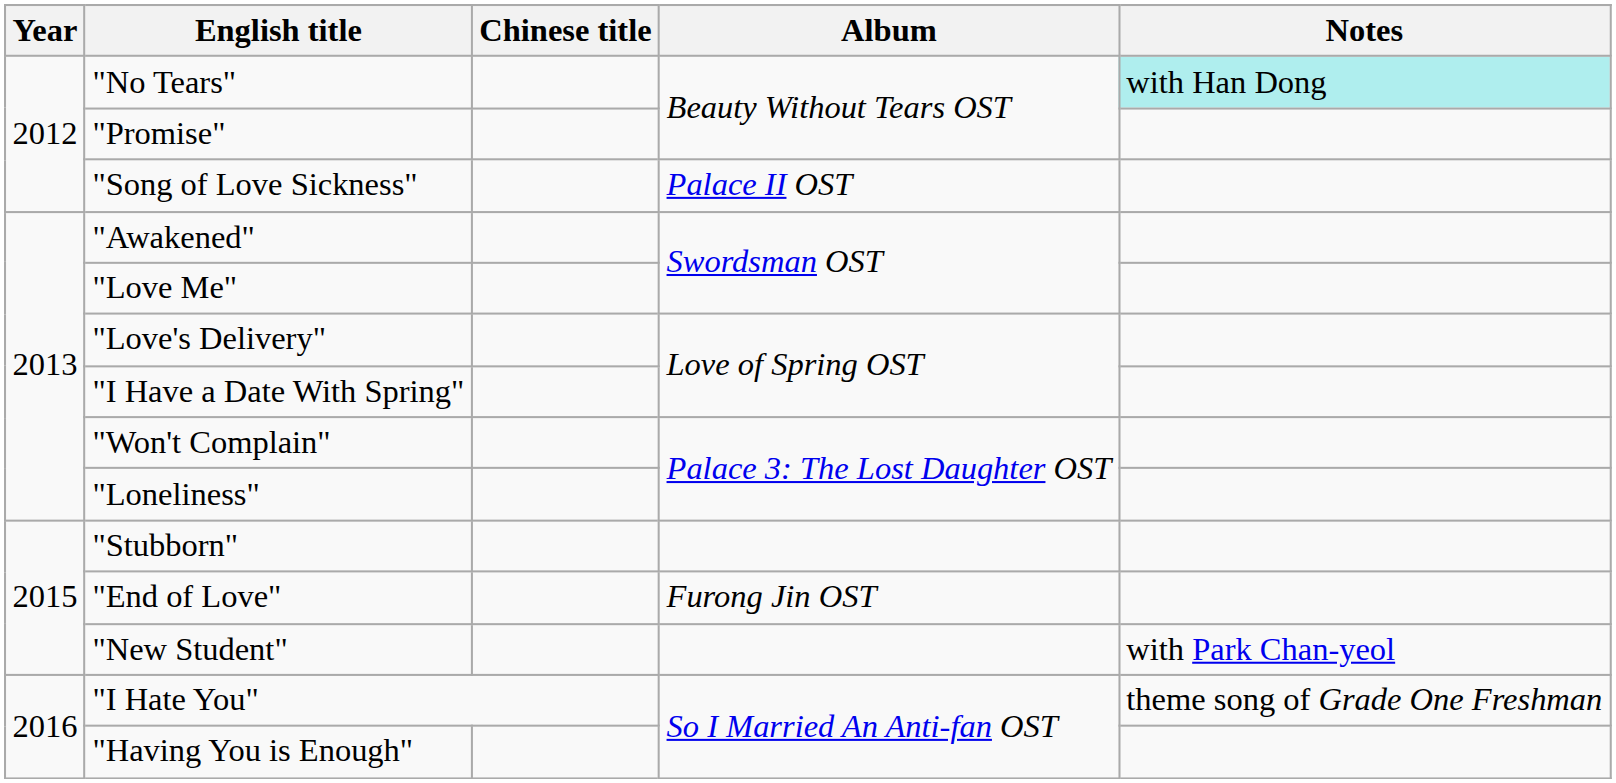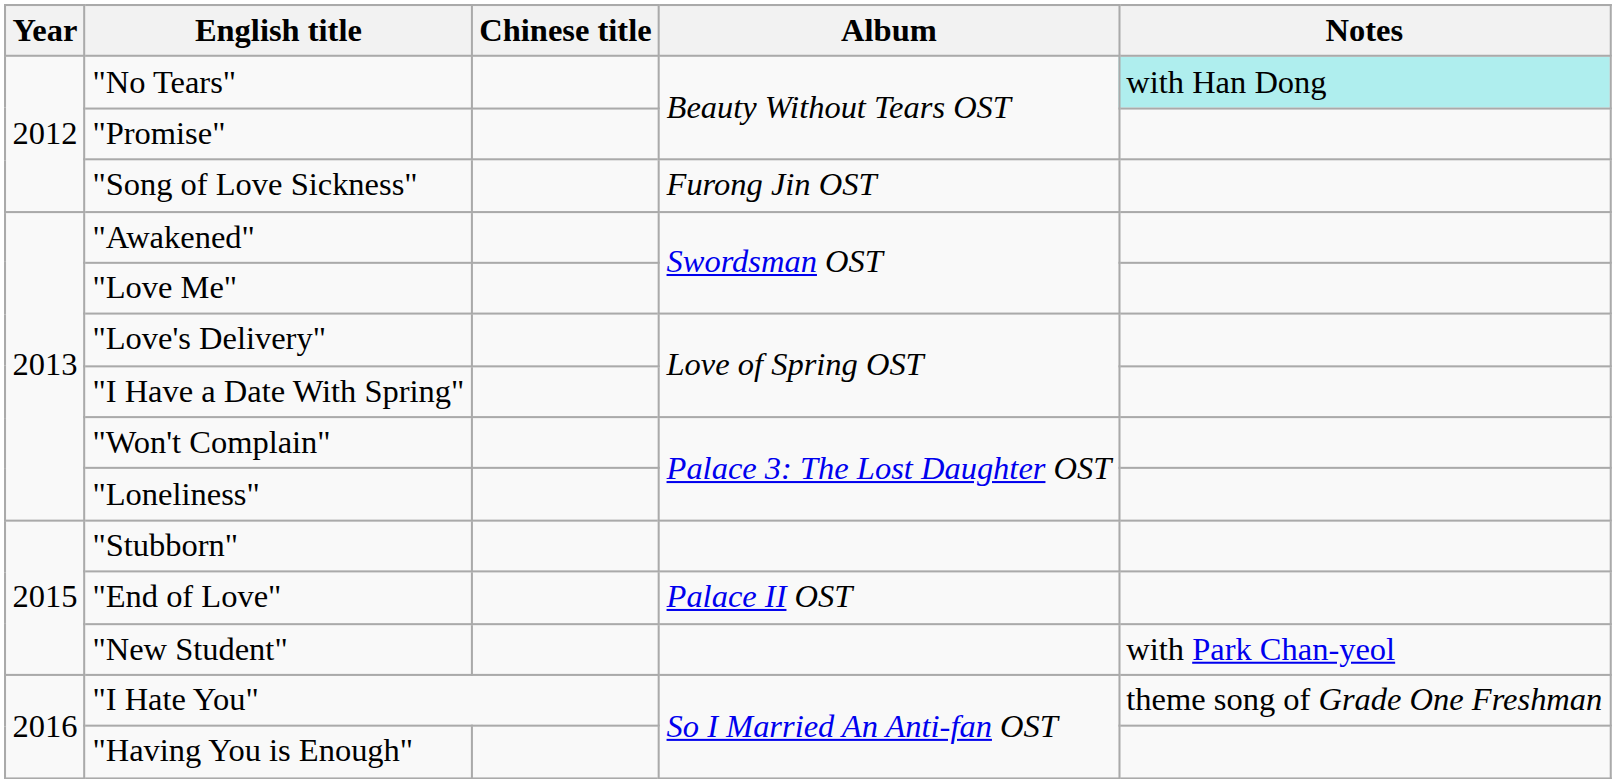(759, 184) Palace II OST -> (771, 184) Furong Jin OST
(771, 596) Furong Jin OST -> (759, 596) Palace II OST
